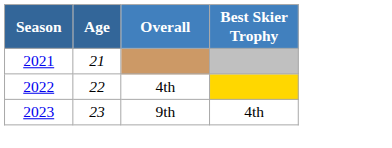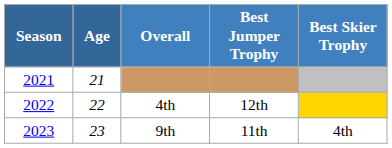+ column: (254, 35)
